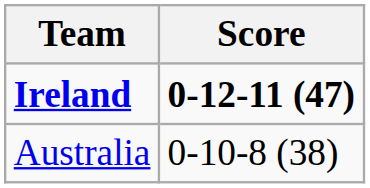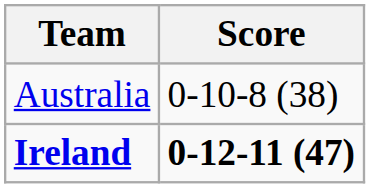rows swapped: (82, 152) <-> (72, 93)
